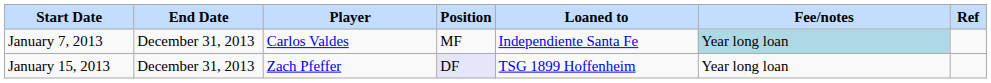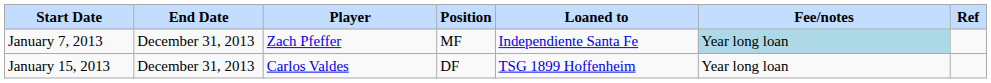(308, 41) Carlos Valdes -> (304, 41) Zach Pfeffer
(304, 66) Zach Pfeffer -> (308, 66) Carlos Valdes
(450, 66) lavender background -> (450, 66) no background
